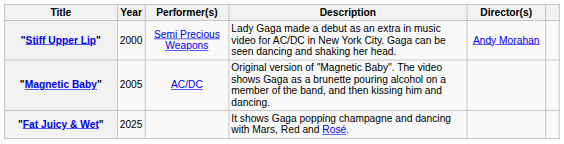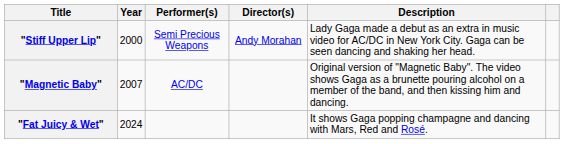columns swapped: (506, 12) <-> (348, 12)
(131, 85) 2005 -> (131, 85) 2007
(131, 124) 2025 -> (131, 124) 2024
